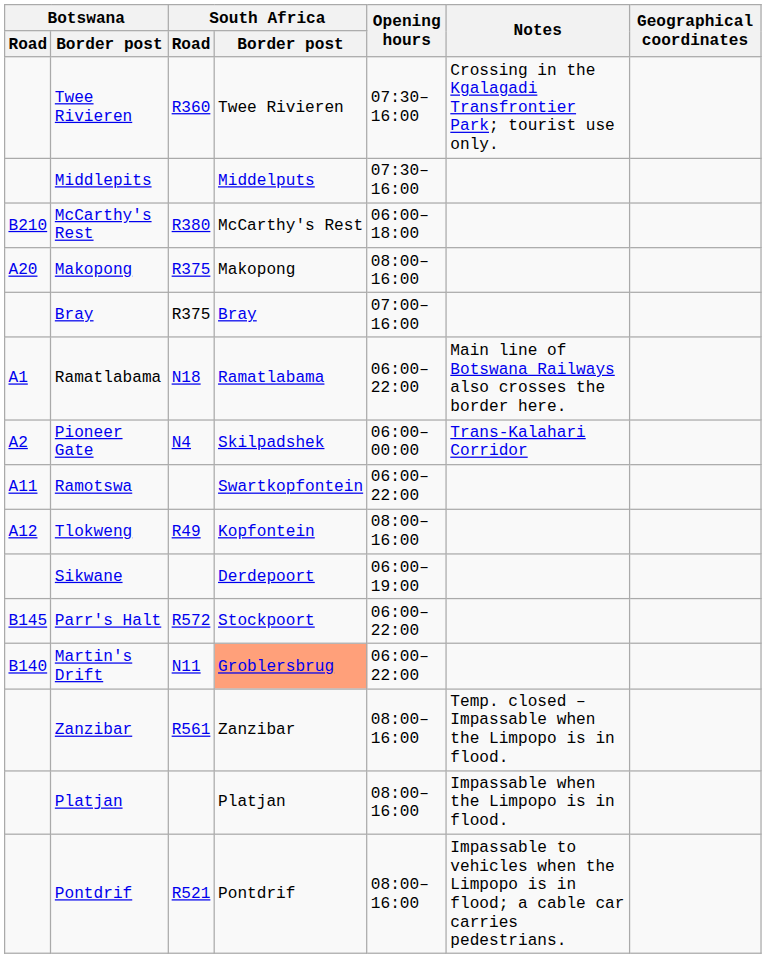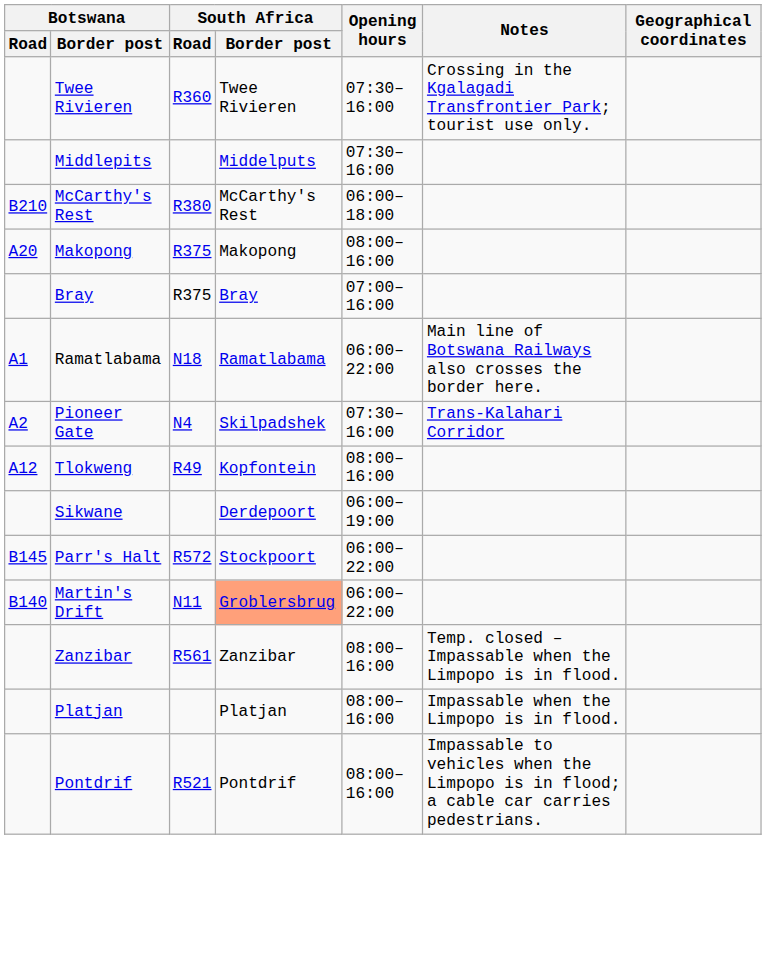(400, 442) 06:00–00:00 -> (375, 423) 07:30–16:00
- row: (94, 487)
